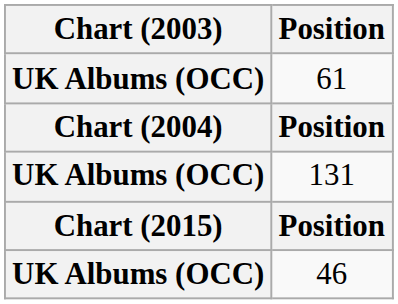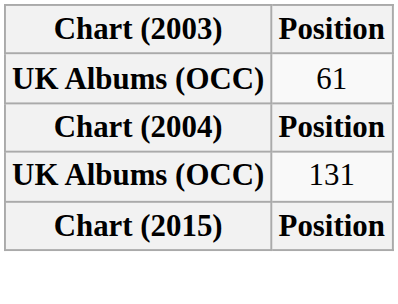- row: (332, 273)
